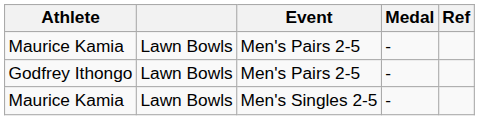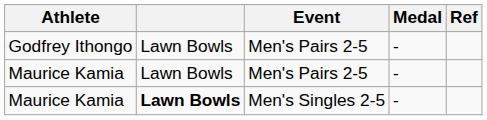rows swapped: (70, 73) <-> (66, 45)
(187, 100) normal -> (190, 100) bold
